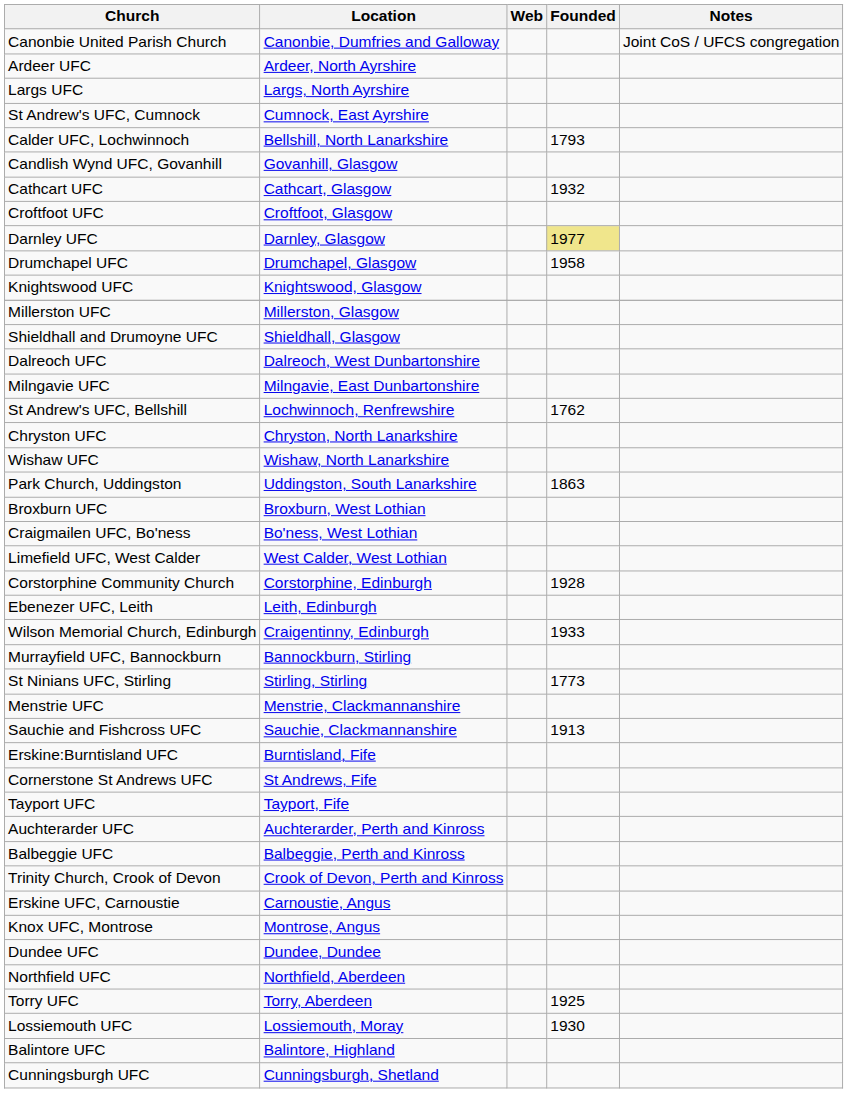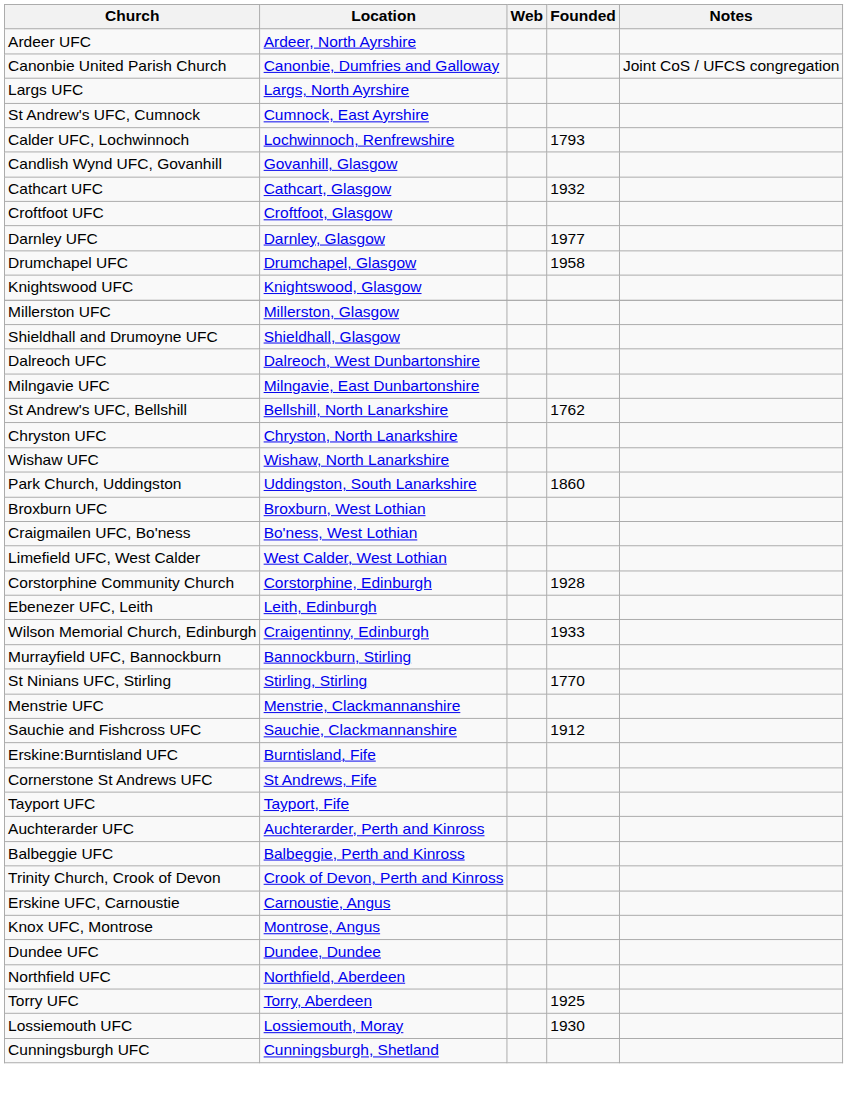rows swapped: (117, 41) <-> (49, 66)
(356, 139) Bellshill, North Lanarkshire -> (359, 139) Lochwinnoch, Renfrewshire
(568, 238) khaki background -> (568, 238) no background
(359, 410) Lochwinnoch, Renfrewshire -> (356, 410) Bellshill, North Lanarkshire
(568, 484) 1863 -> (568, 484) 1860
(568, 681) 1773 -> (568, 681) 1770
(568, 730) 1913 -> (568, 730) 1912
- row: (57, 1050)
